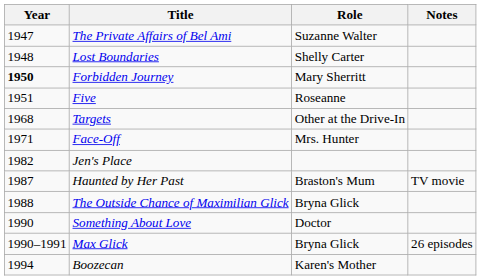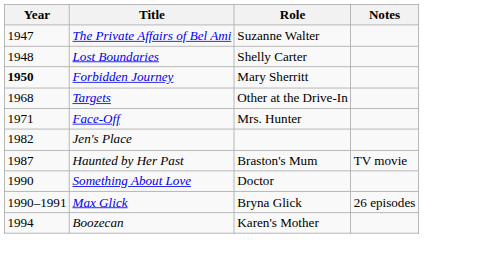- row: (84, 98)
- row: (181, 202)
